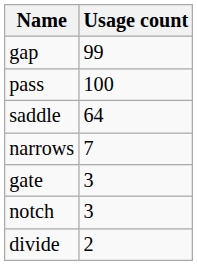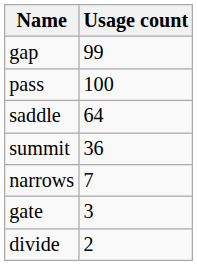+ row: (40, 148)
- row: (32, 212)
